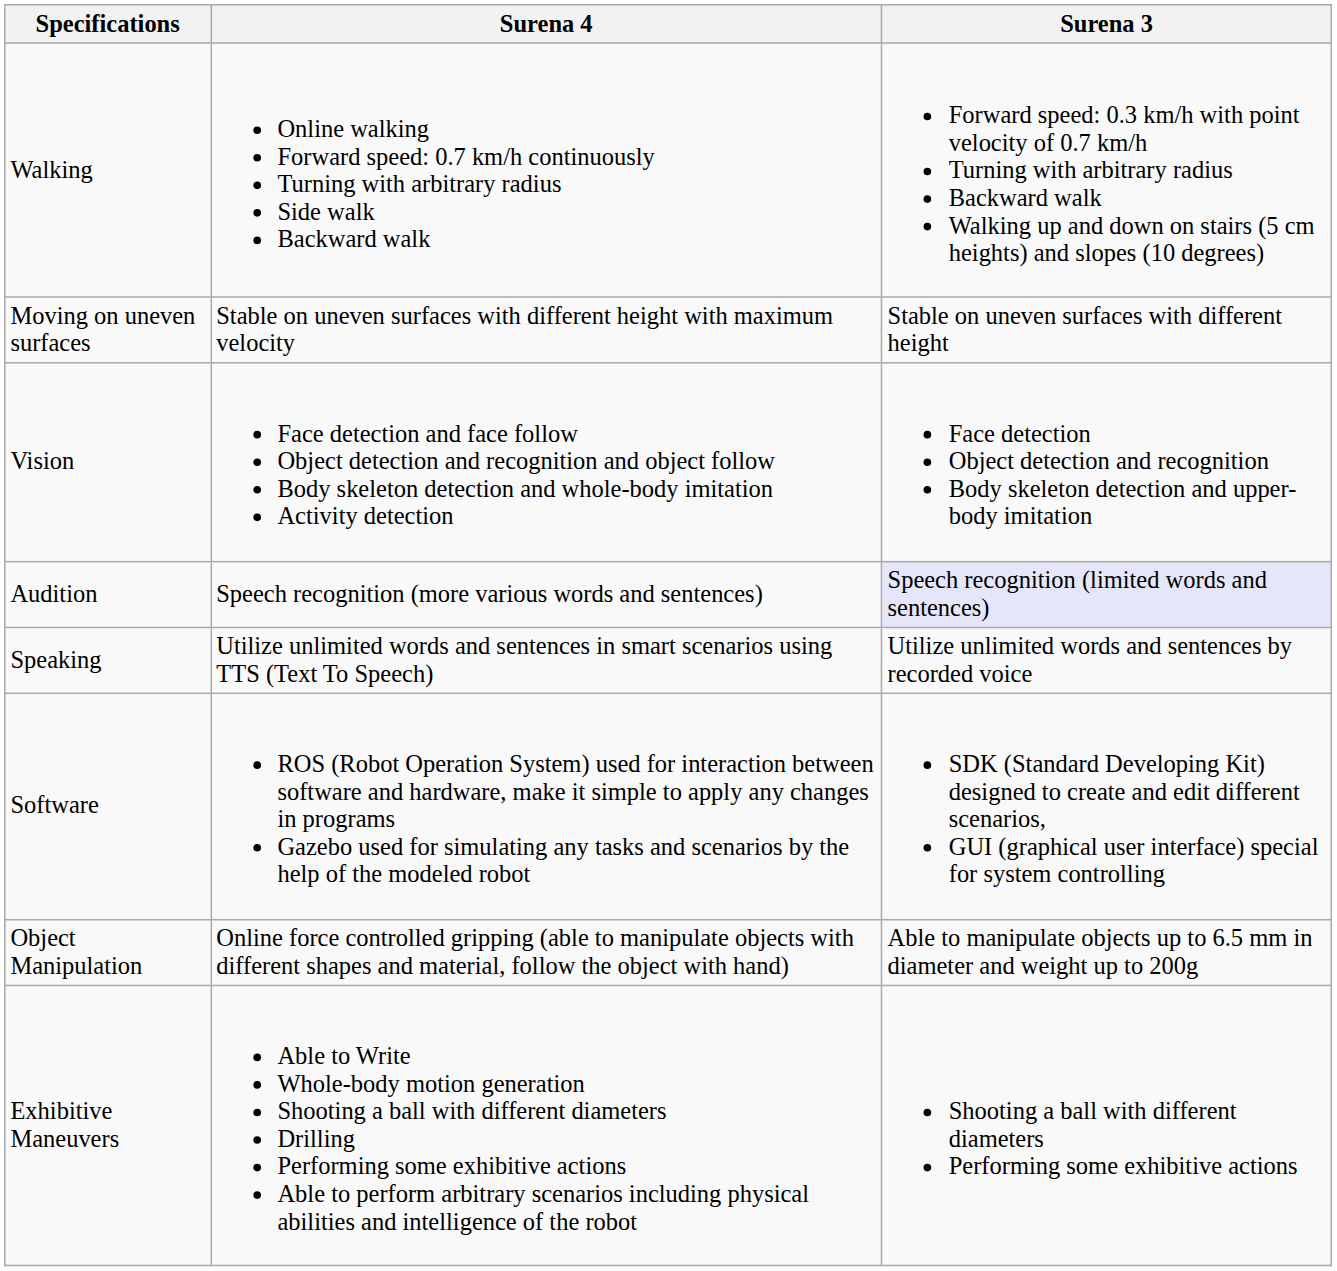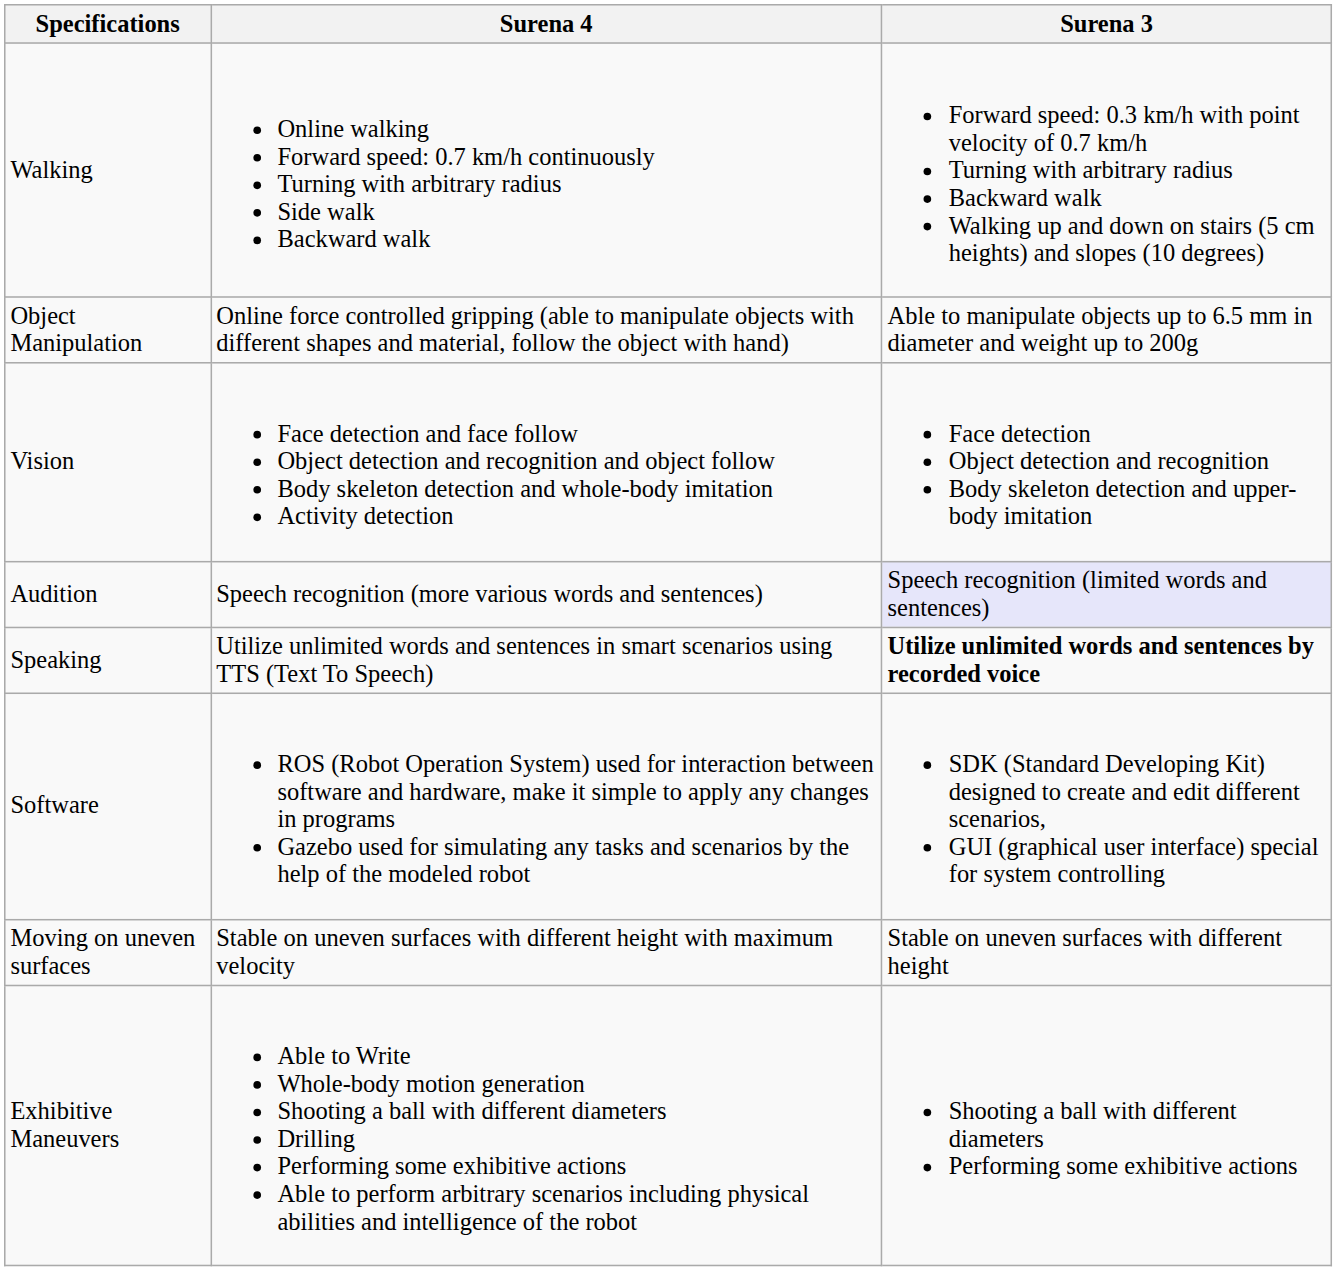rows swapped: (103, 329) <-> (76, 952)
(1090, 660) normal -> (1101, 660) bold
